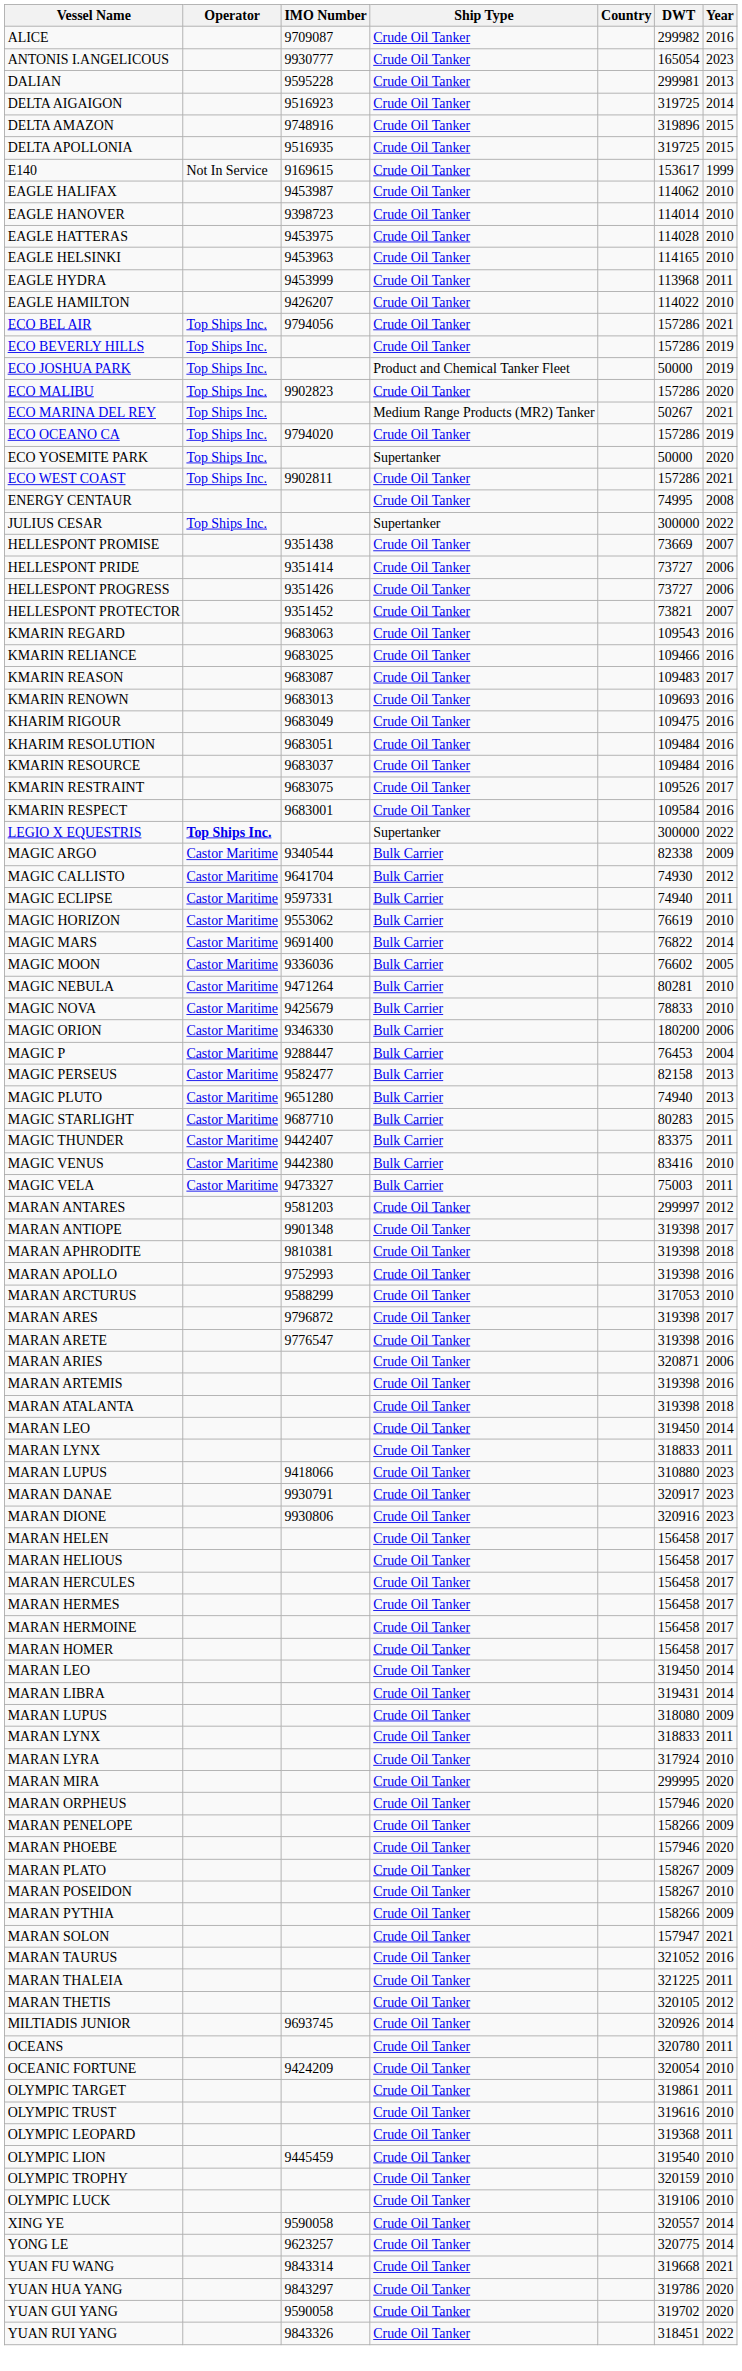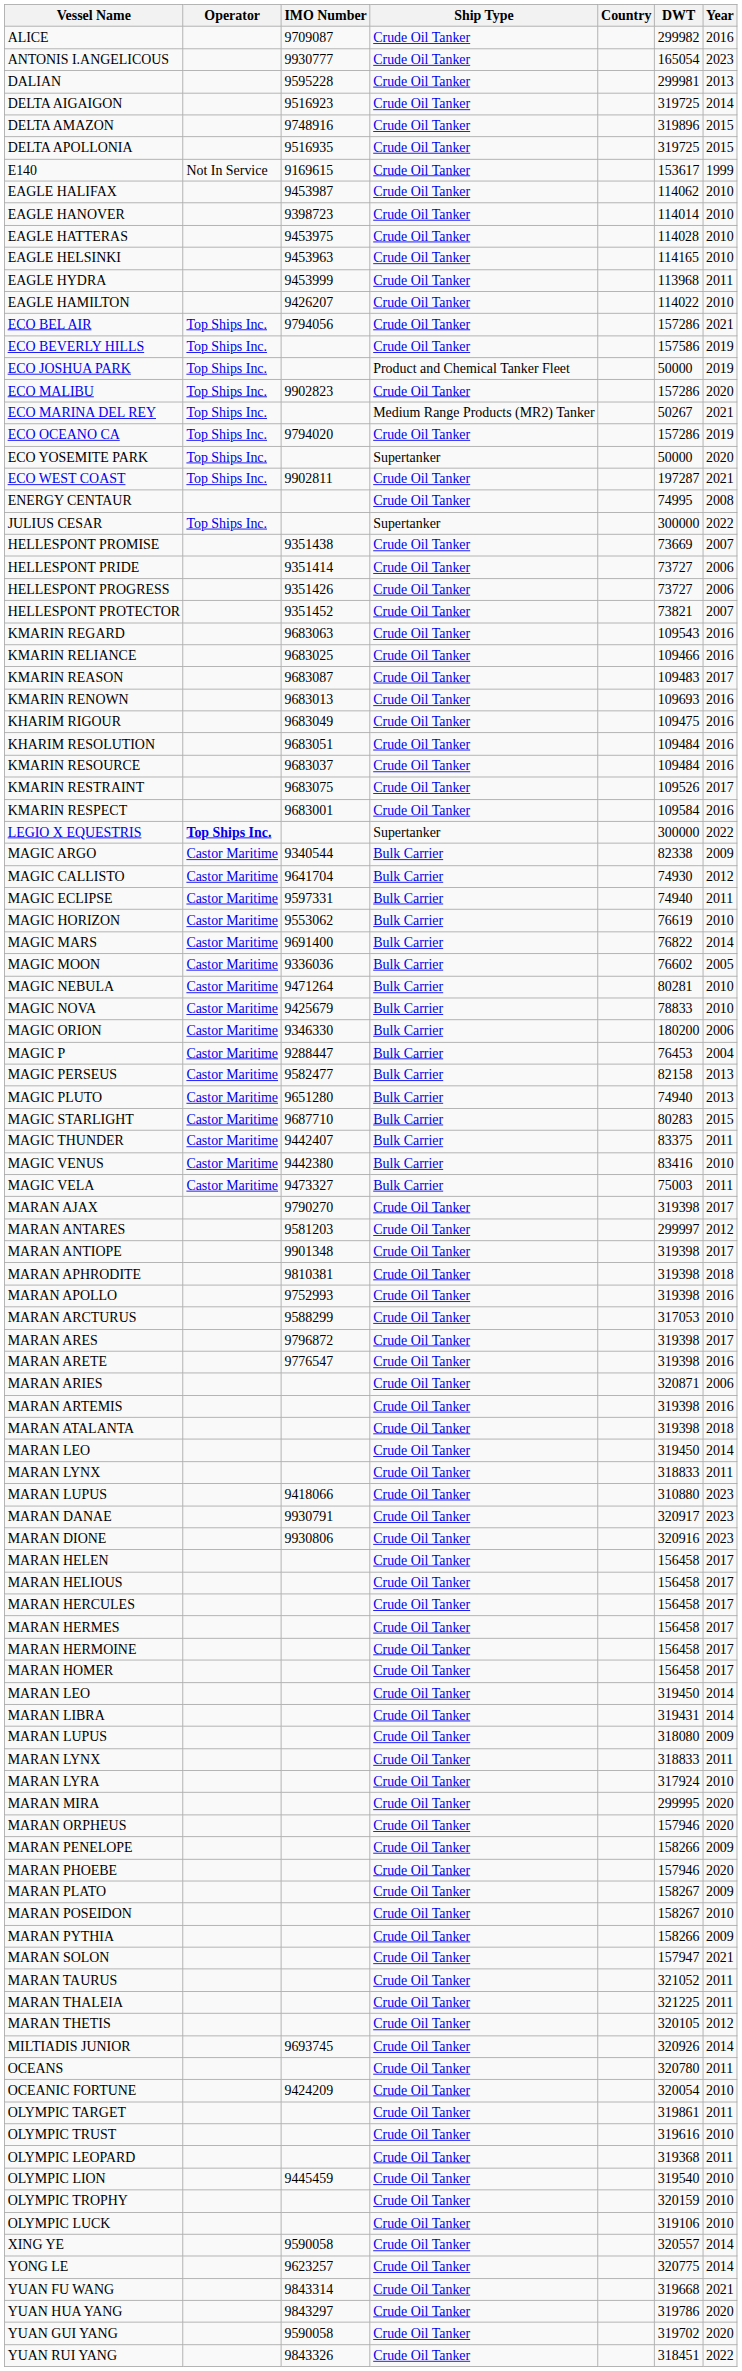(679, 346) 157286 -> (679, 346) 157586
(679, 479) 157286 -> (679, 479) 197287
+ row: (53, 1207)
(720, 1958) 2016 -> (720, 1980) 2011
